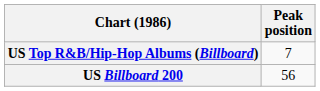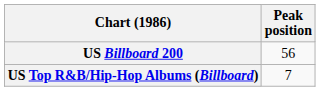rows swapped: (133, 75) <-> (133, 53)
